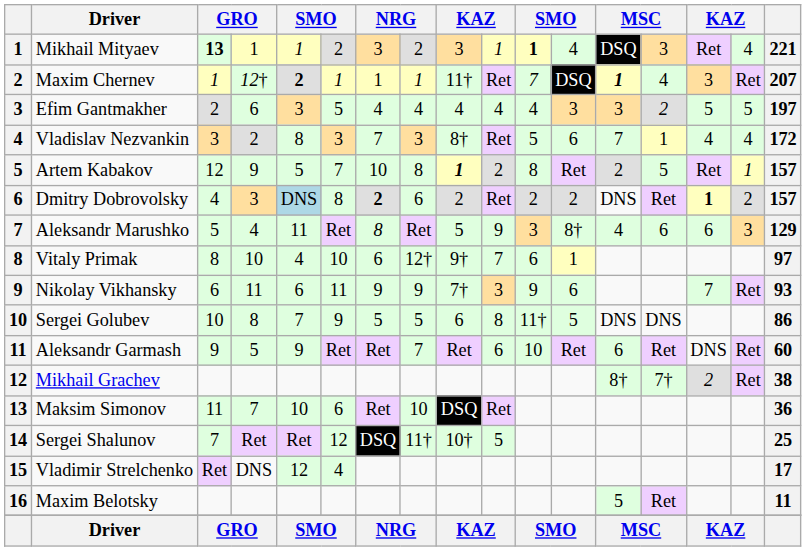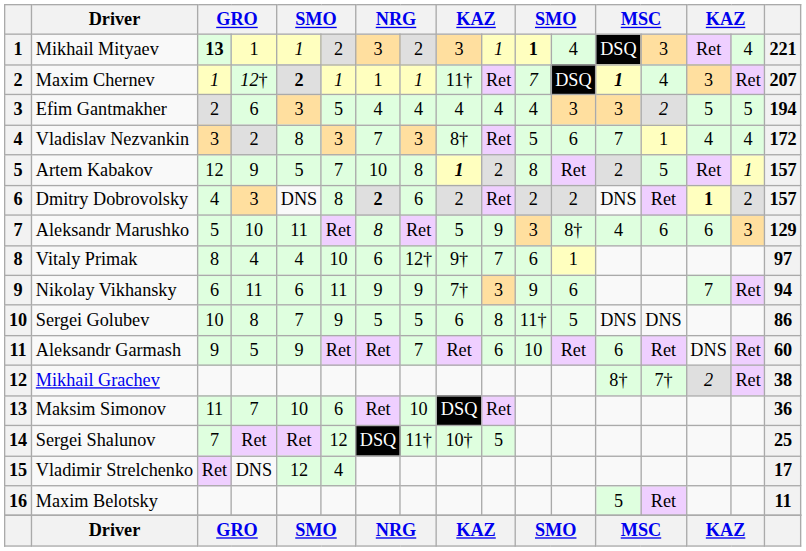(783, 109) 197 -> (783, 109) 194
(299, 199) lightblue background -> (299, 199) no background
(254, 229) 4 -> (254, 229) 10
(254, 259) 10 -> (254, 259) 4
(783, 289) 93 -> (783, 289) 94
